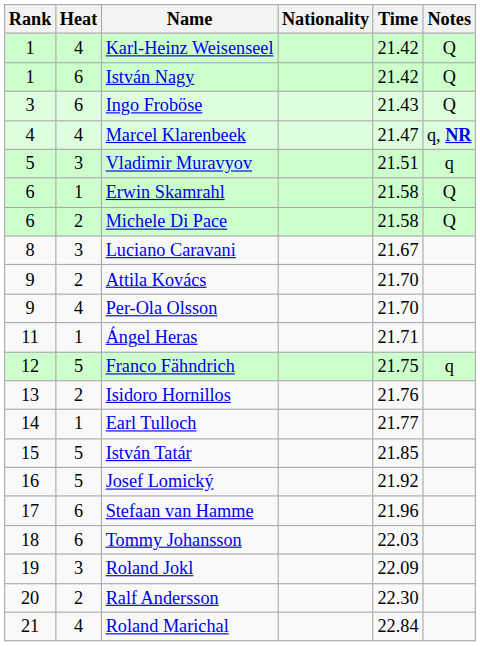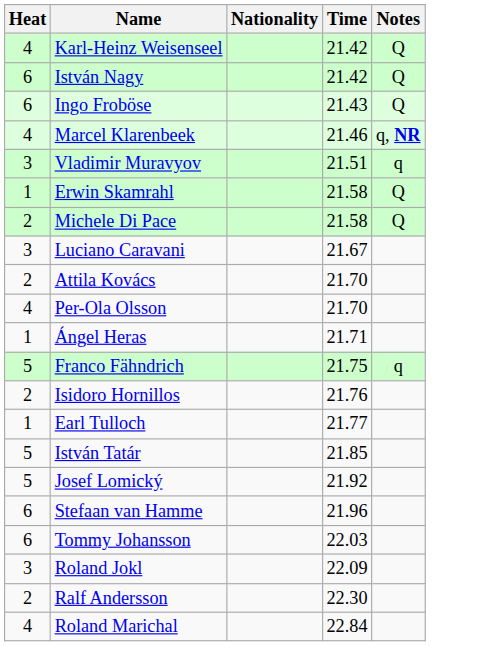- column: (30, 18)
(398, 134) 21.47 -> (347, 134) 21.46
